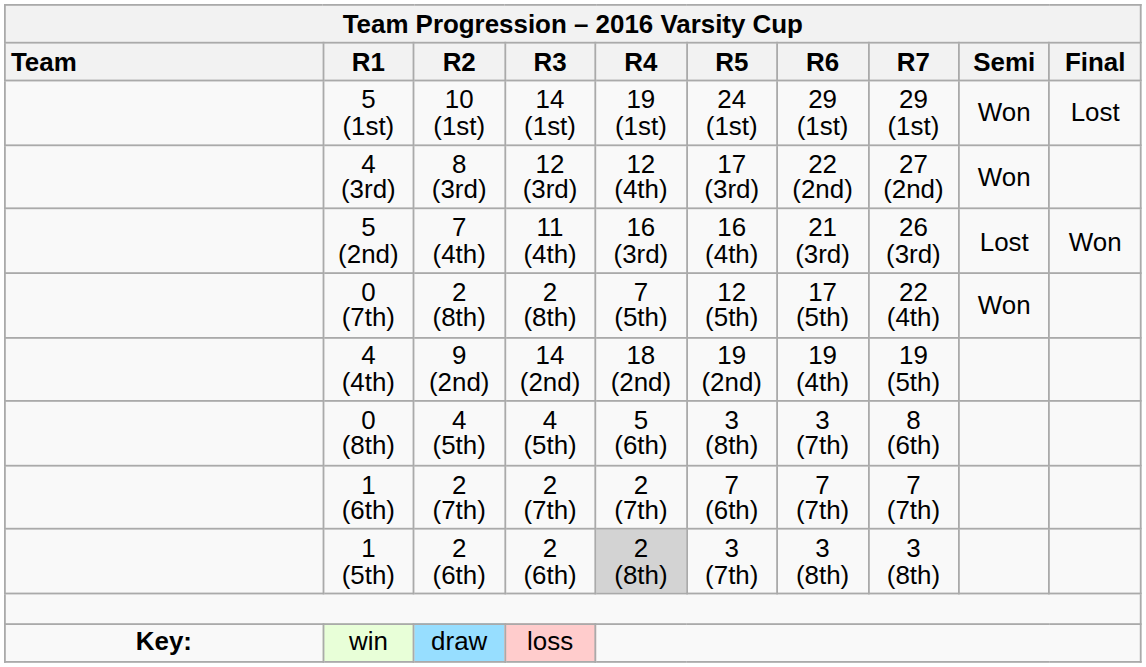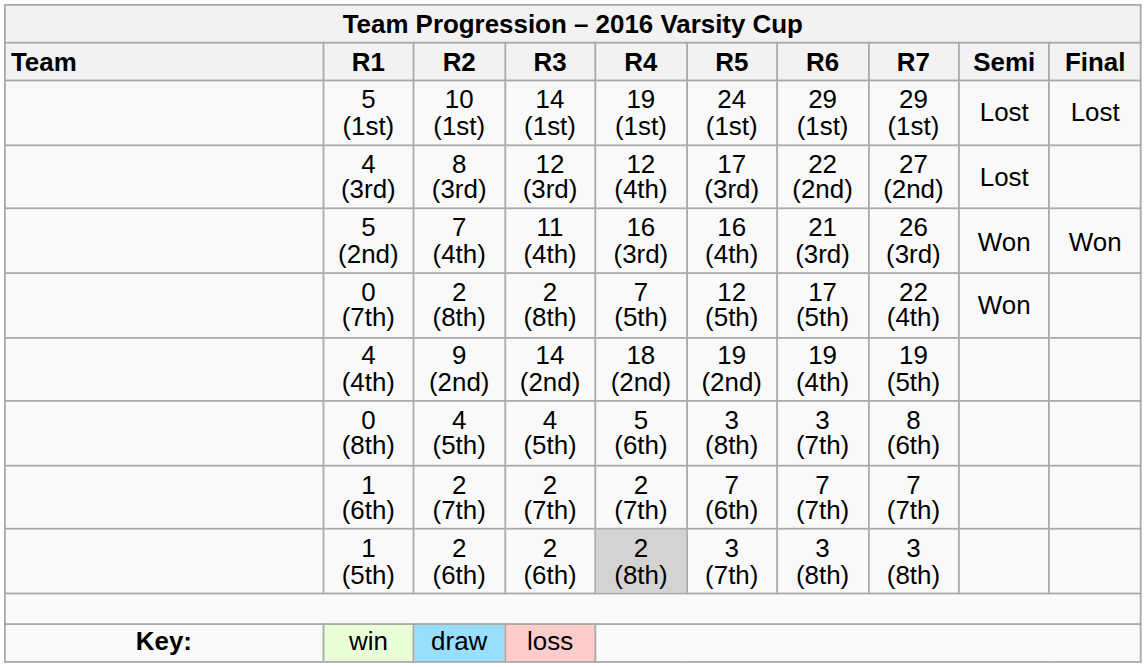(1004, 113) Won -> (1004, 113) Lost
(1004, 177) Won -> (1004, 177) Lost
(1004, 241) Lost -> (1004, 241) Won
